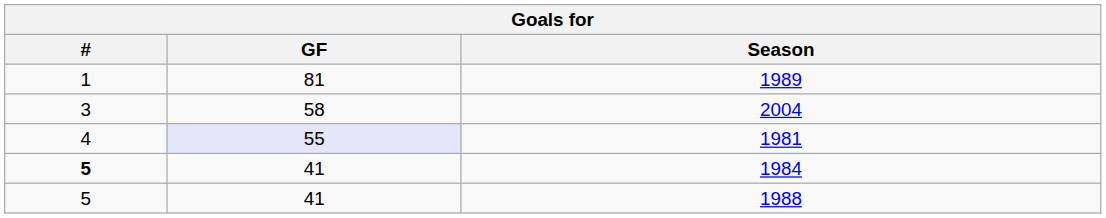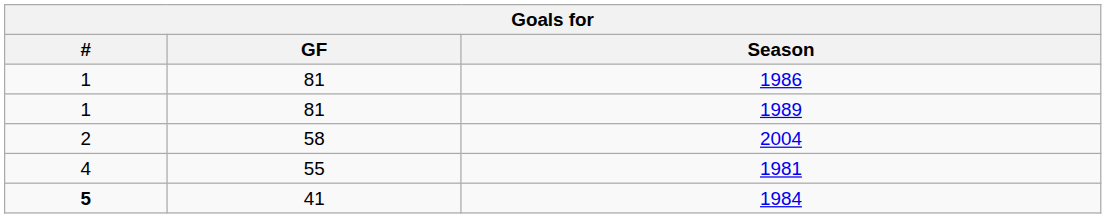+ row: (781, 79)
(86, 109) 3 -> (86, 139) 2
(314, 139) lavender background -> (314, 169) no background
- row: (781, 199)
